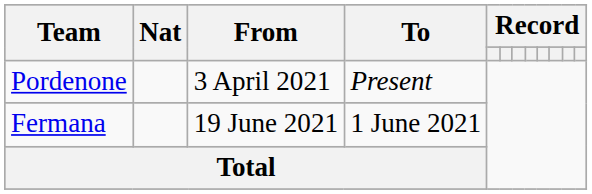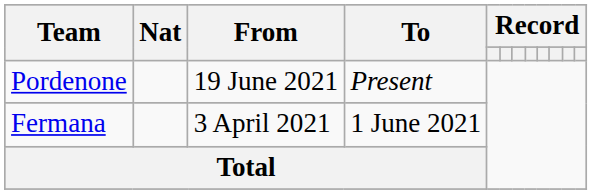(262, 81) 3 April 2021 -> (266, 81) 19 June 2021
(266, 124) 19 June 2021 -> (262, 124) 3 April 2021
